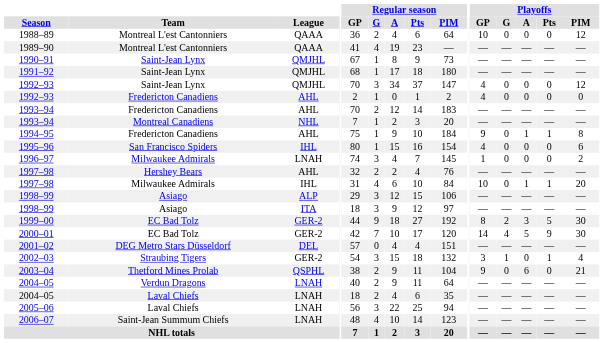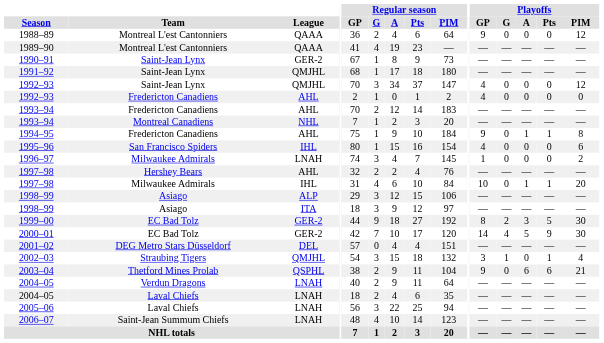(483, 35) 10 -> (483, 35) 9
(308, 59) QMJHL -> (308, 59) GER-2
(308, 258) GER-2 -> (308, 258) QMJHL
(549, 270) 0 -> (549, 270) 6
